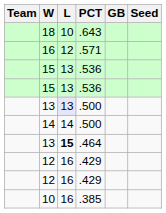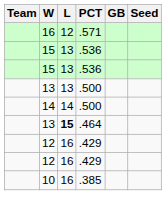- row: (49, 32)
(67, 106) lavender background -> (67, 87) no background
